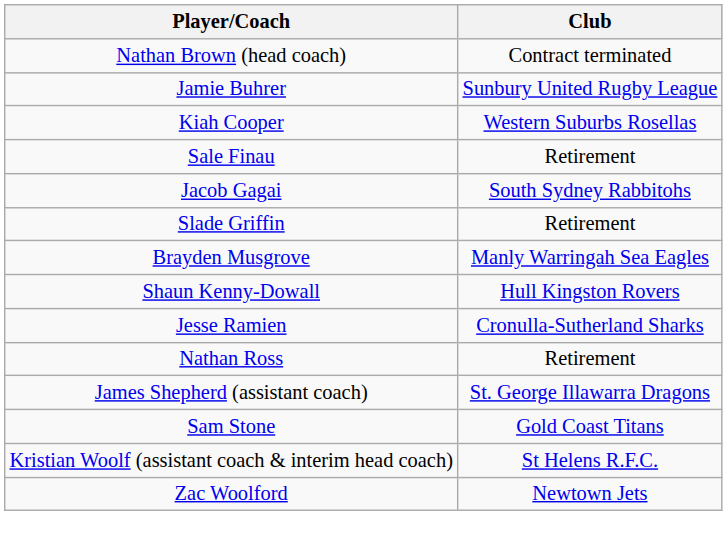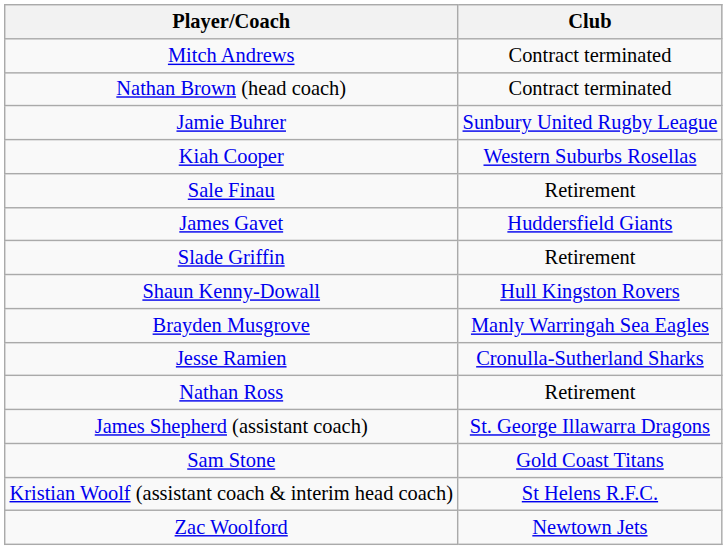+ row: (231, 55)
- row: (231, 190)
+ row: (231, 224)
rows swapped: (231, 291) <-> (231, 257)
